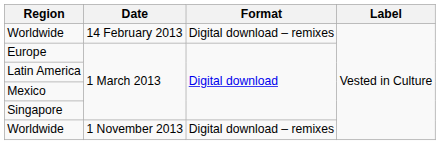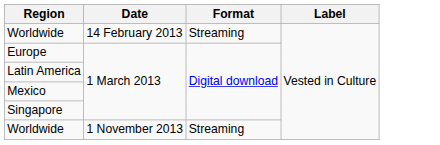(261, 33) Digital download – remixes -> (216, 33) Streaming
(261, 129) Digital download – remixes -> (216, 129) Streaming
